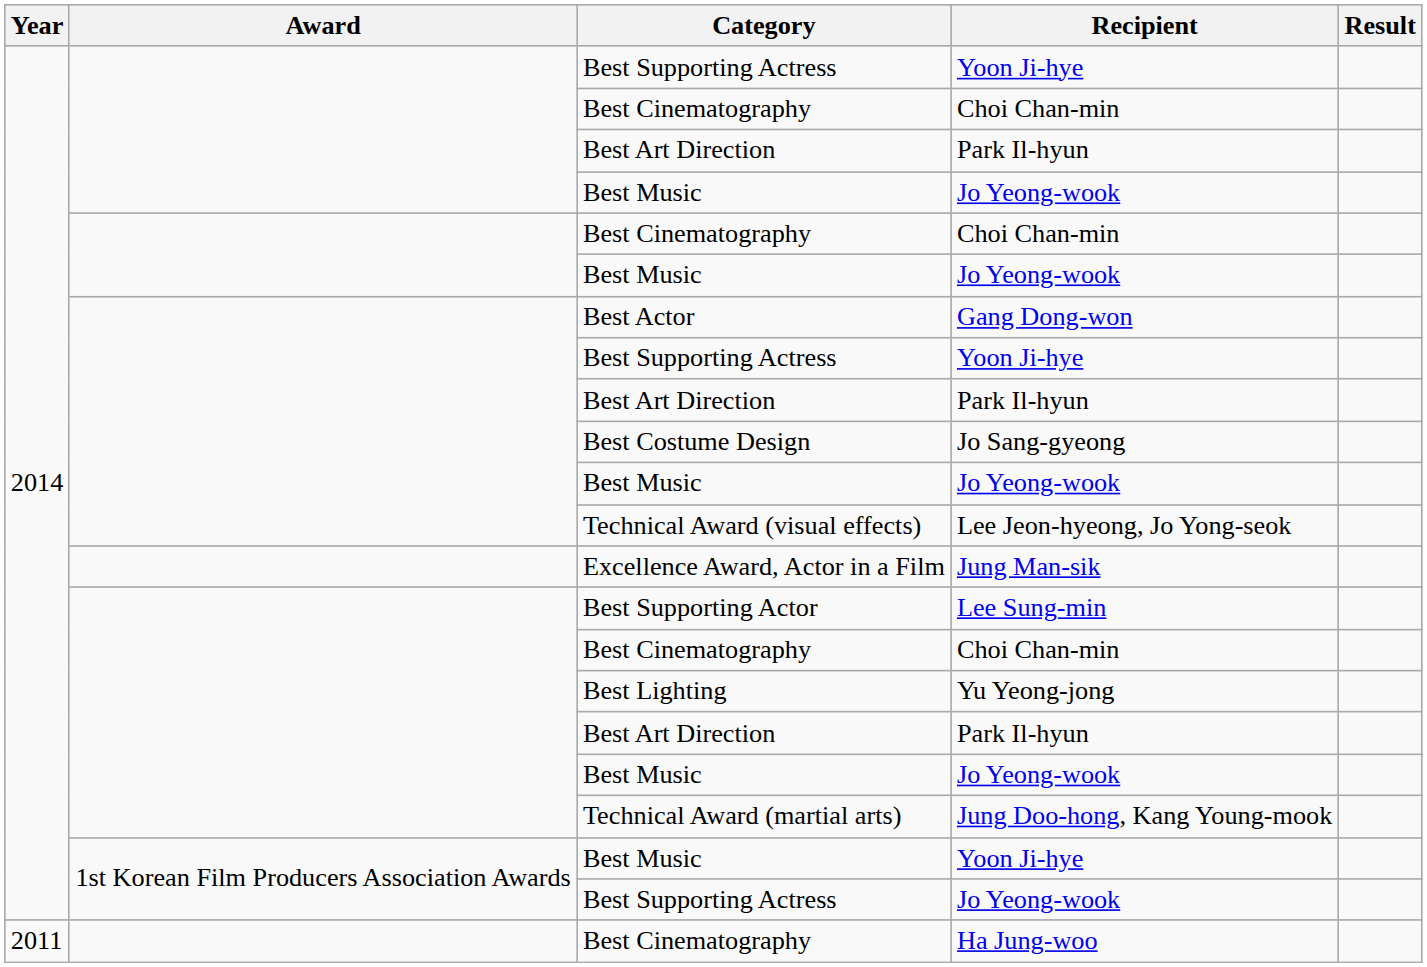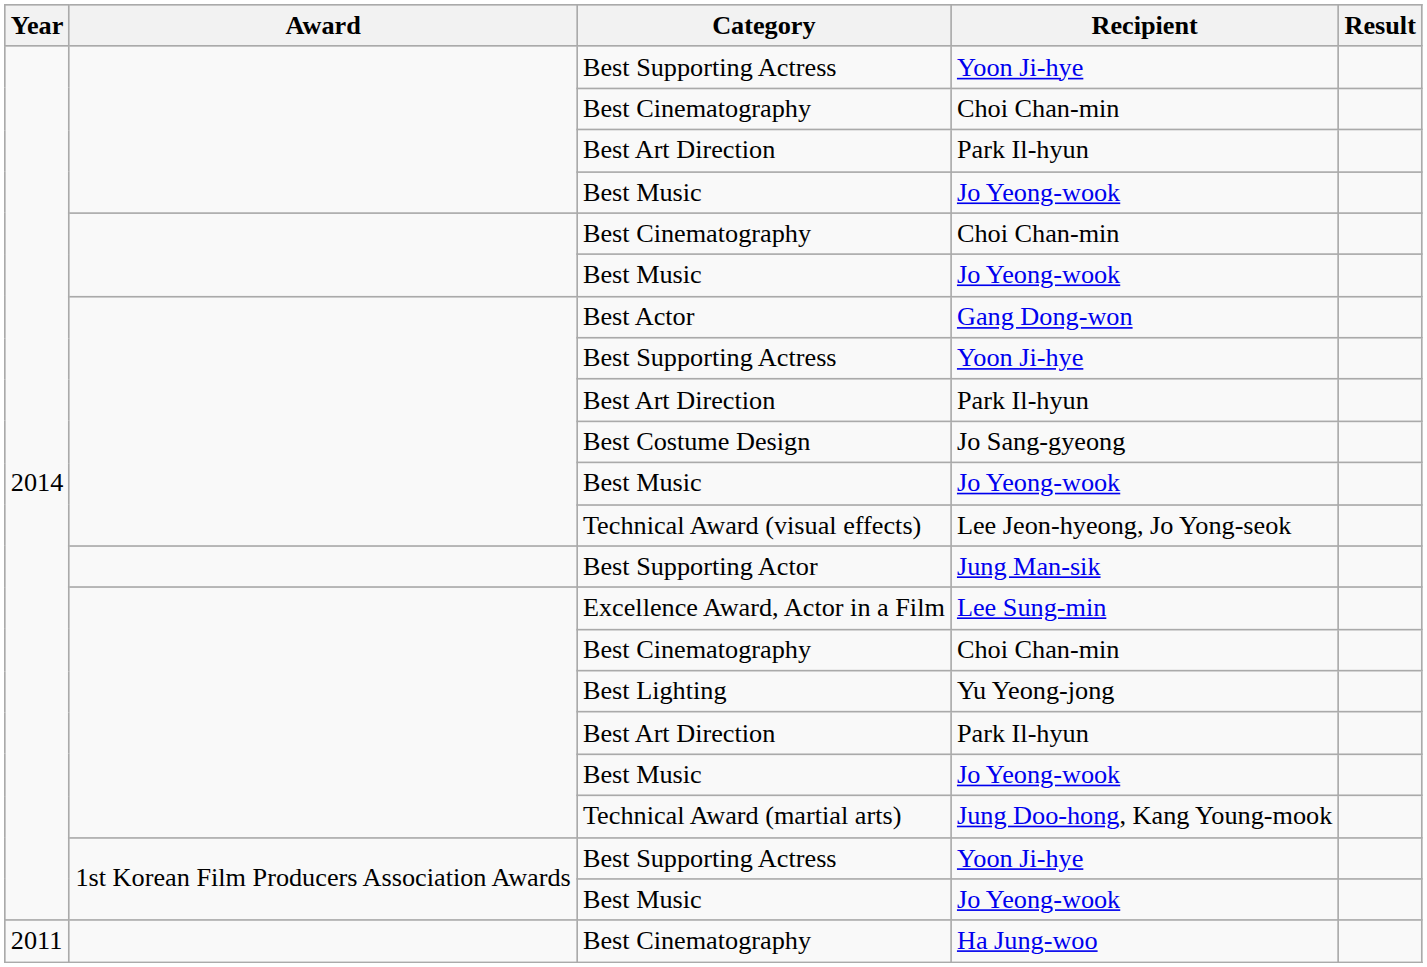(764, 566) Excellence Award, Actor in a Film -> (700, 566) Best Supporting Actor
(700, 607) Best Supporting Actor -> (764, 607) Excellence Award, Actor in a Film
(642, 857) Best Music -> (710, 857) Best Supporting Actress
(710, 899) Best Supporting Actress -> (642, 899) Best Music
